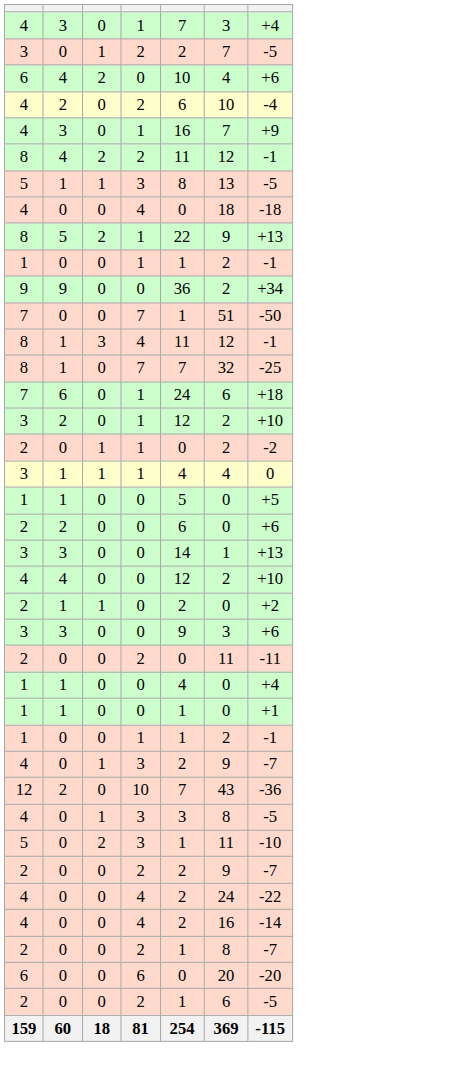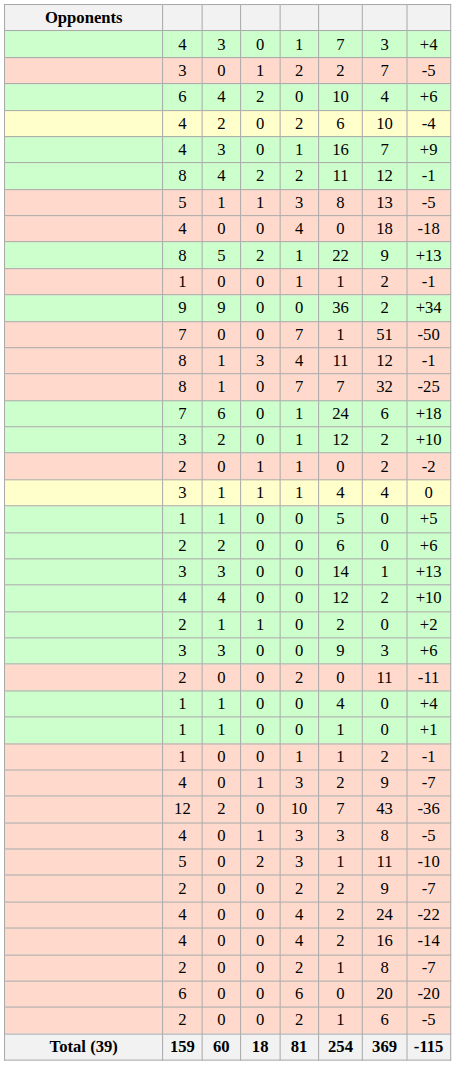+ column: (84, 17)
